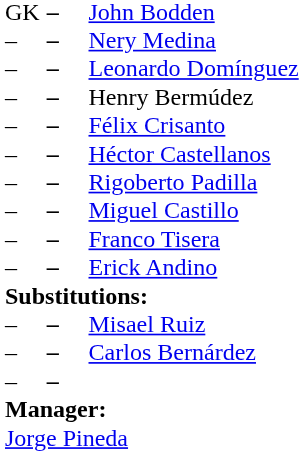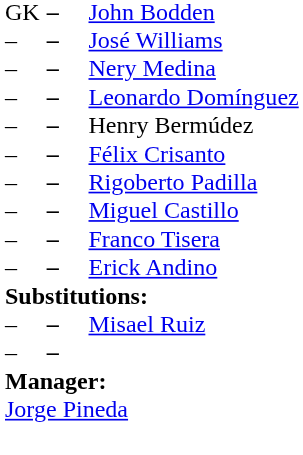+ row: (11, 40)
- row: (11, 153)
- row: (11, 352)
